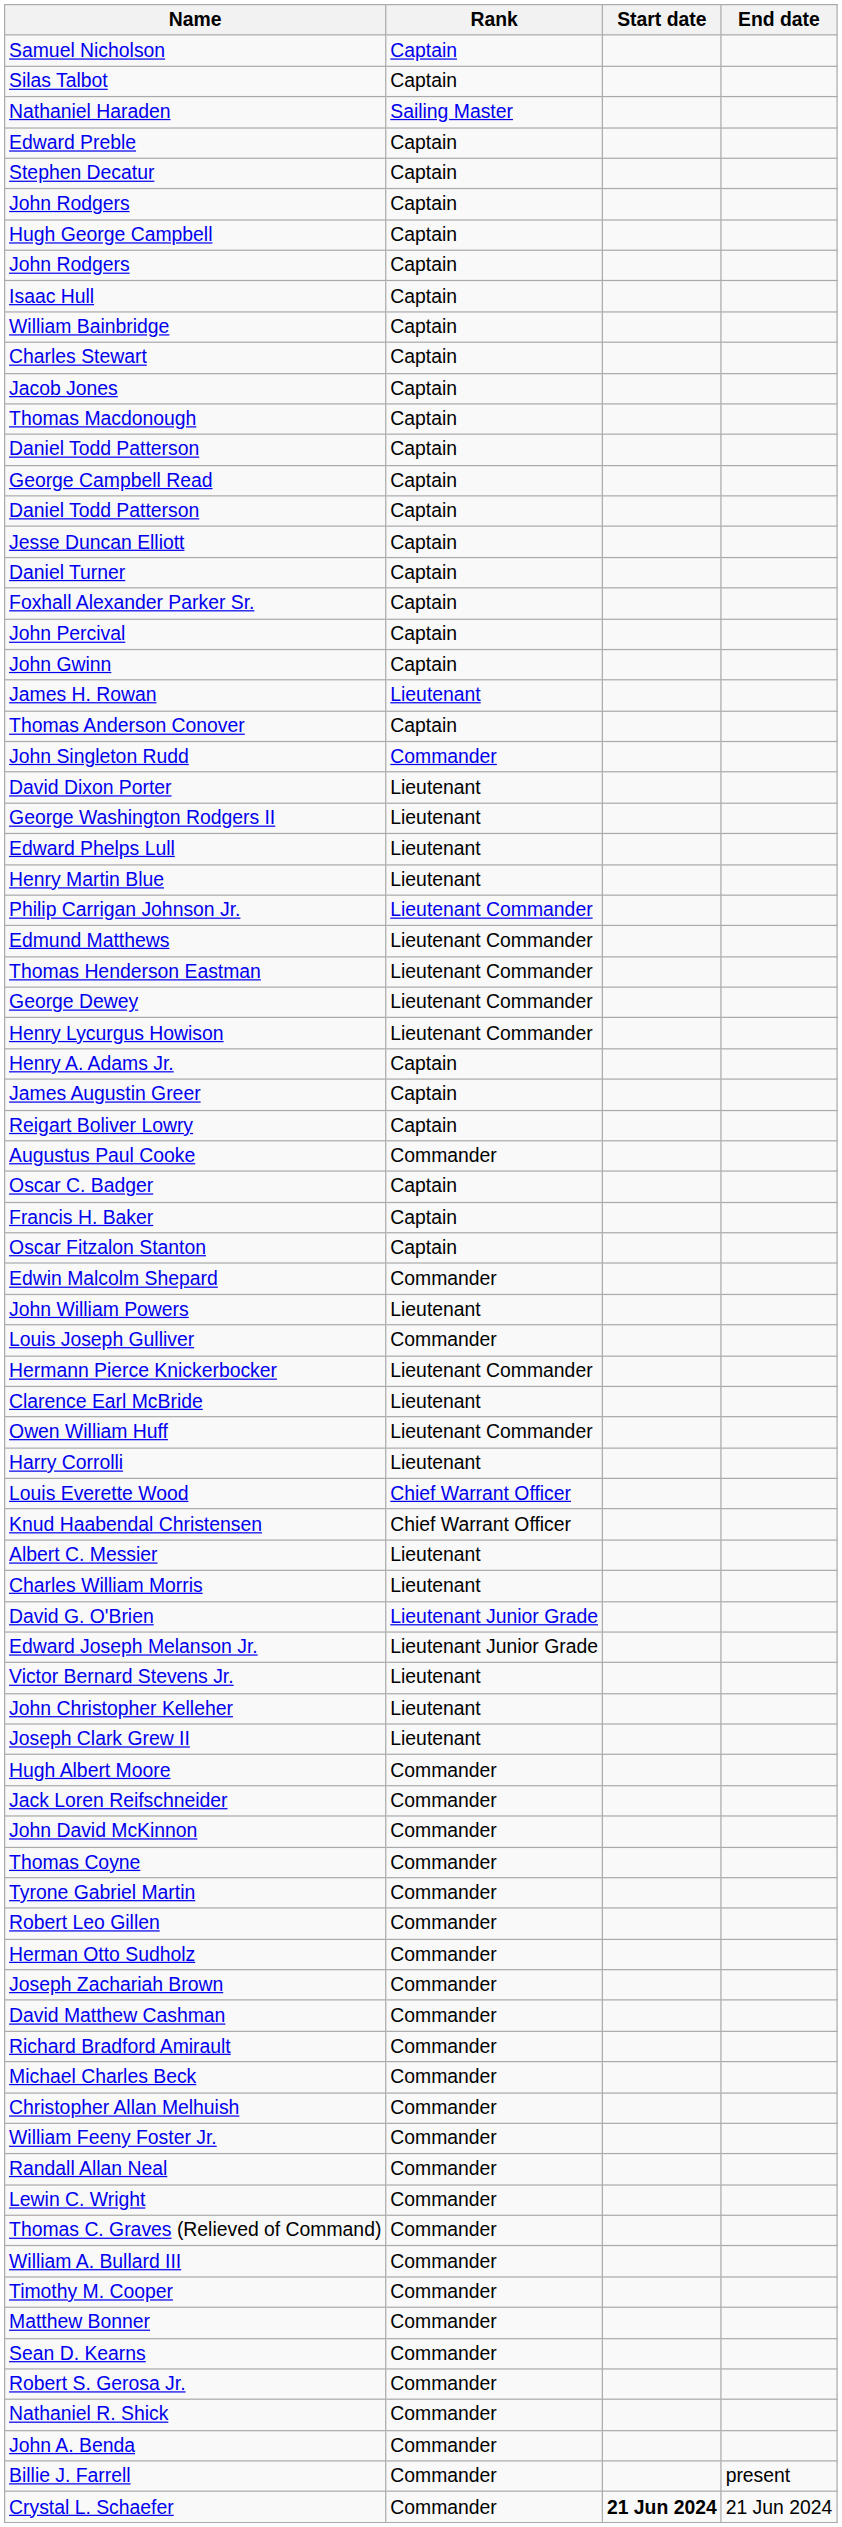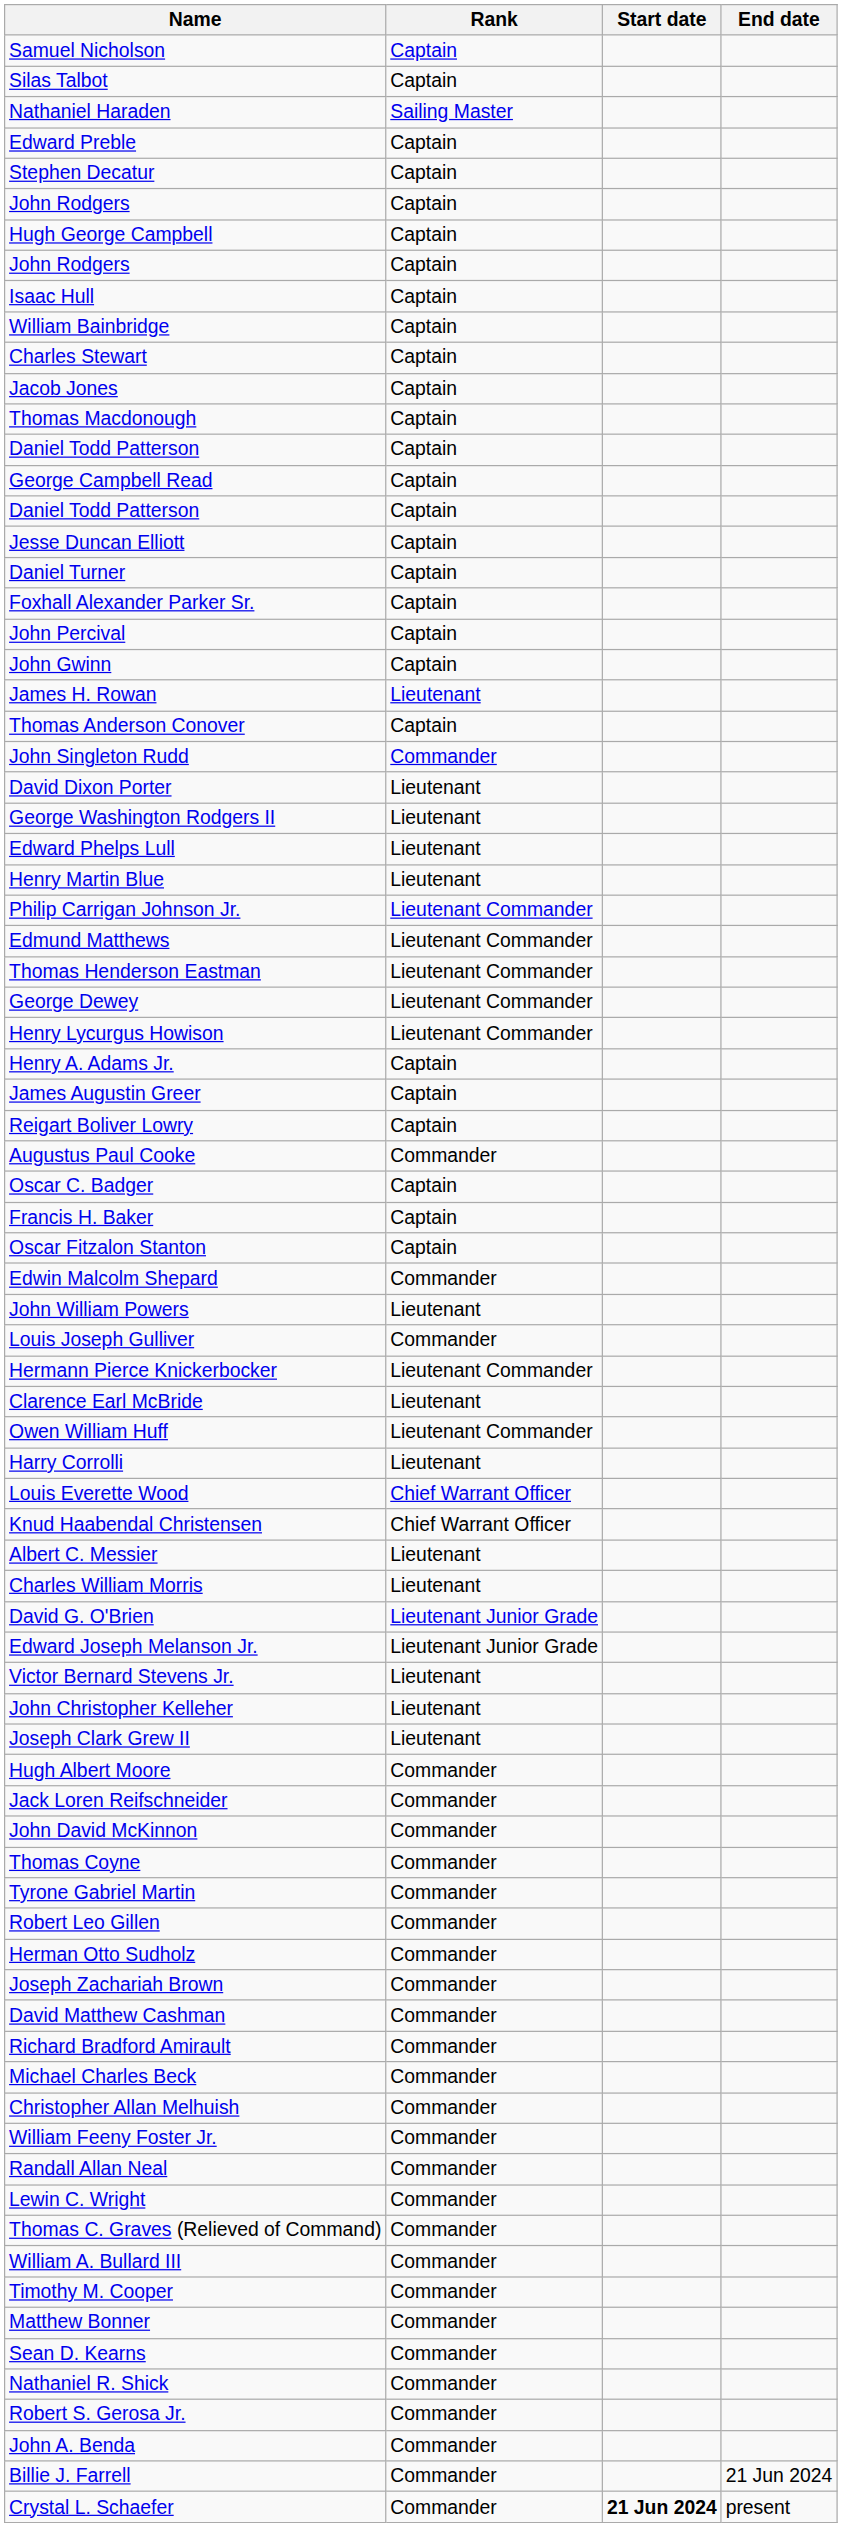rows swapped: (97, 2384) <-> (89, 2414)
(758, 2476) present -> (779, 2476) 21 Jun 2024
(779, 2506) 21 Jun 2024 -> (758, 2506) present
